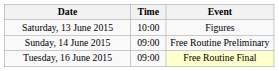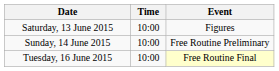(148, 43) 09:00 -> (148, 43) 10:00
(148, 58) 09:00 -> (148, 58) 10:00
